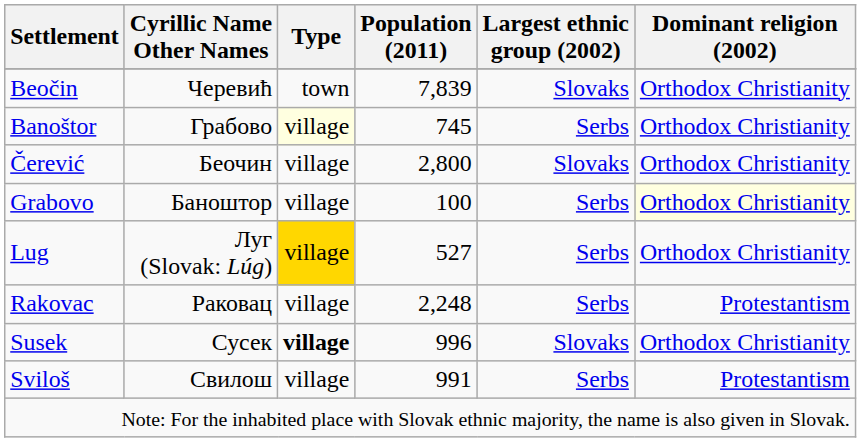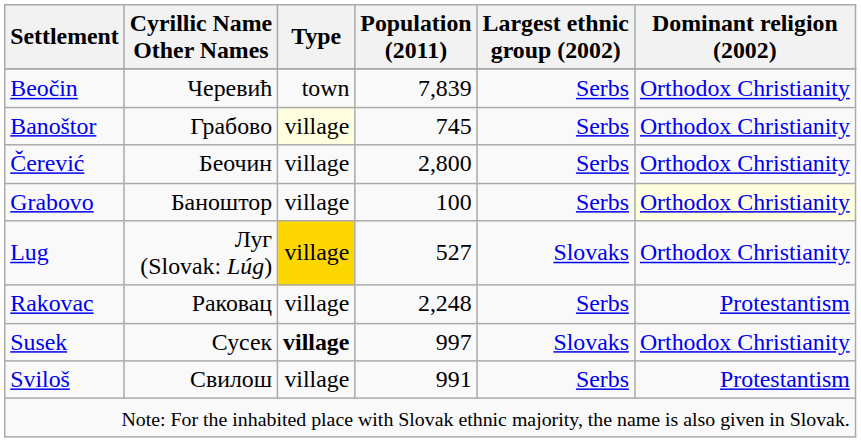(591, 88) Slovaks -> (602, 88) Serbs
(591, 163) Slovaks -> (602, 163) Serbs
(602, 252) Serbs -> (591, 252) Slovaks
(454, 341) 996 -> (454, 341) 997
